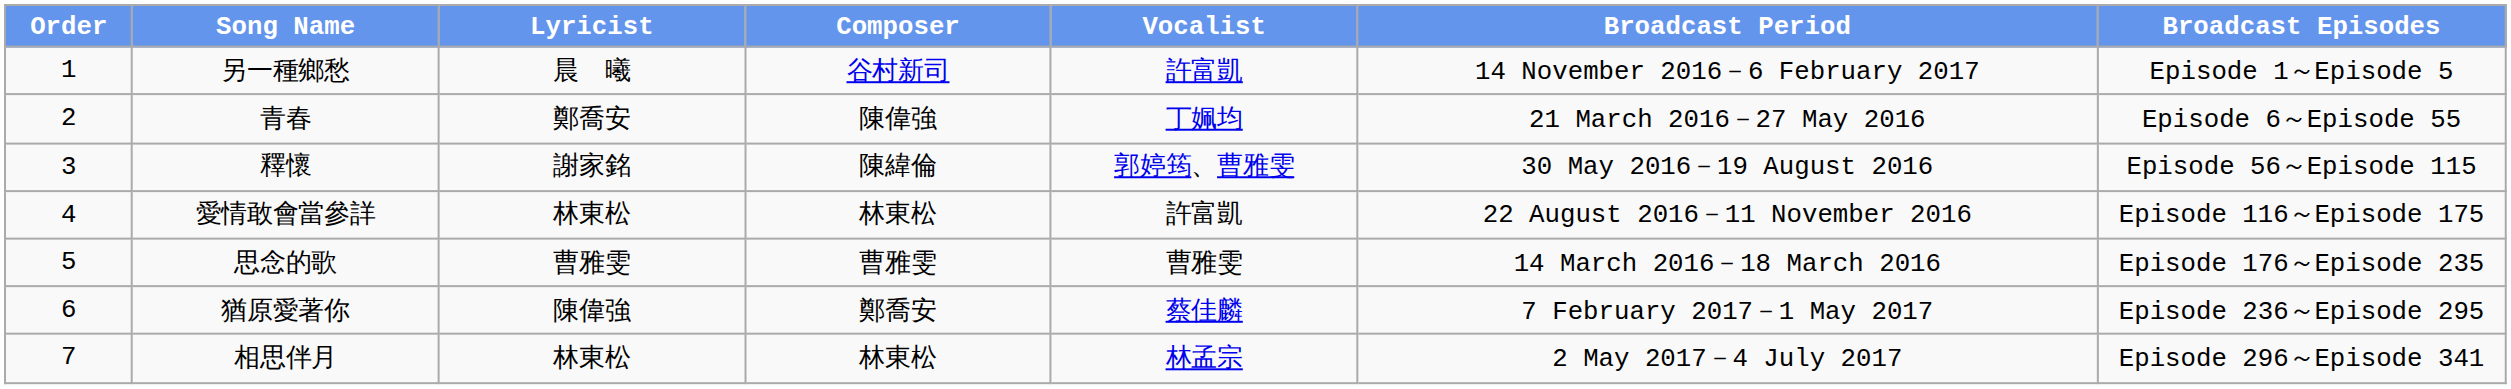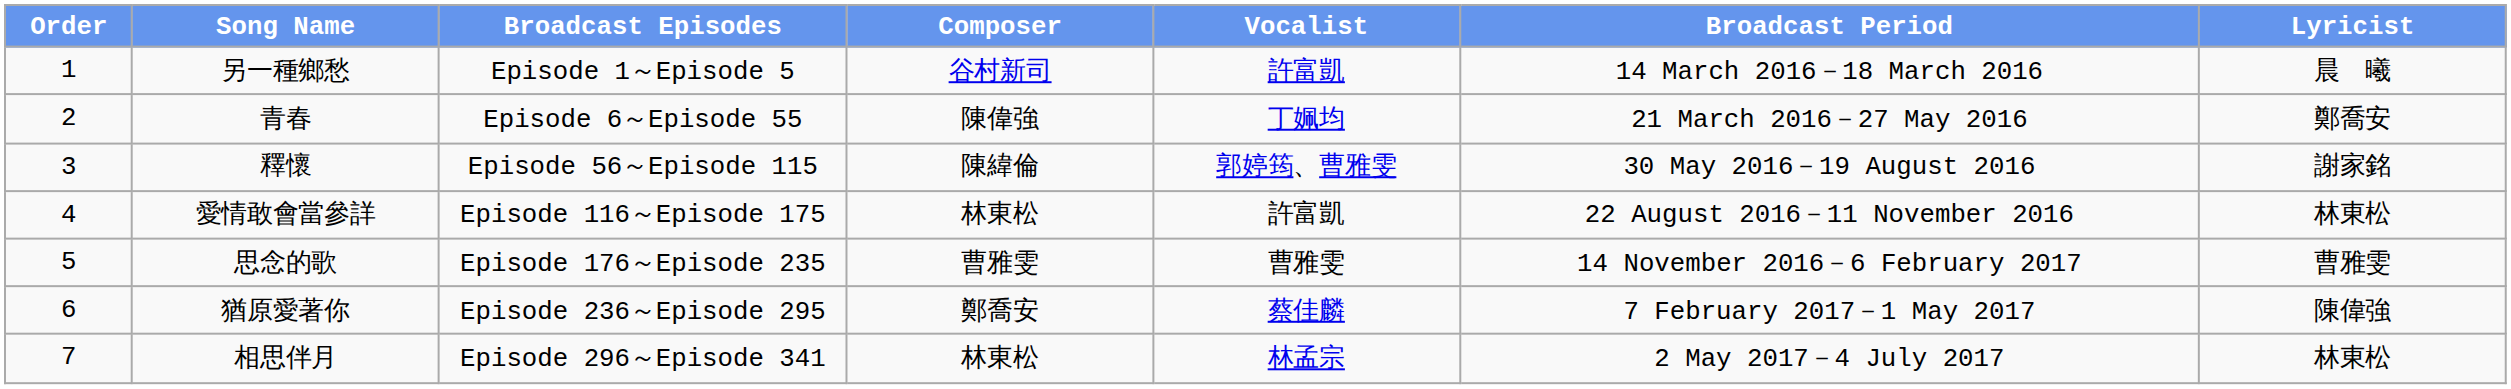columns swapped: (592, 26) <-> (2302, 26)
(1727, 72) 14 November 2016－6 February 2017 -> (1829, 72) 14 March 2016－18 March 2016
(1727, 263) 14 March 2016－18 March 2016 -> (1829, 263) 14 November 2016－6 February 2017
